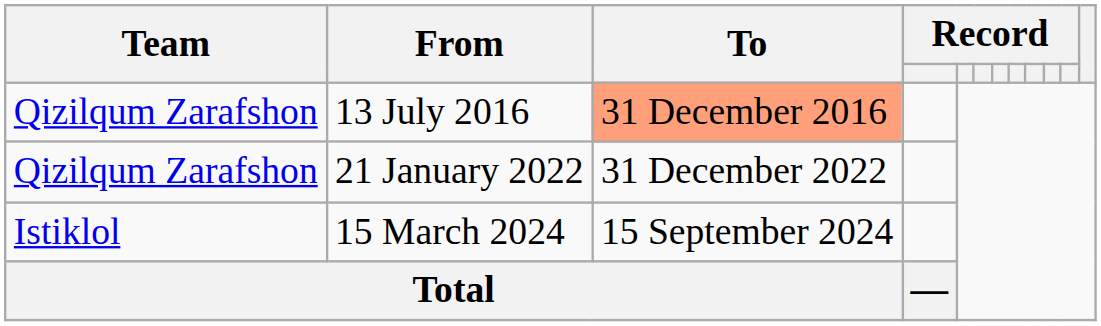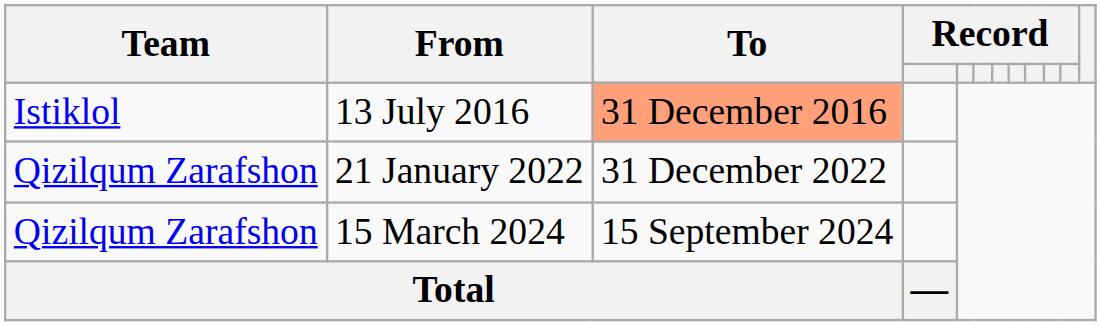(166, 111) Qizilqum Zarafshon -> (67, 111) Istiklol
(67, 230) Istiklol -> (166, 230) Qizilqum Zarafshon
